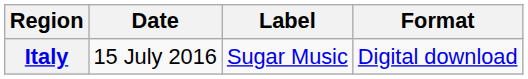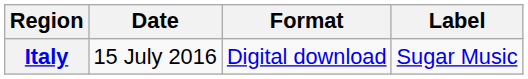columns swapped: (438, 21) <-> (287, 21)
